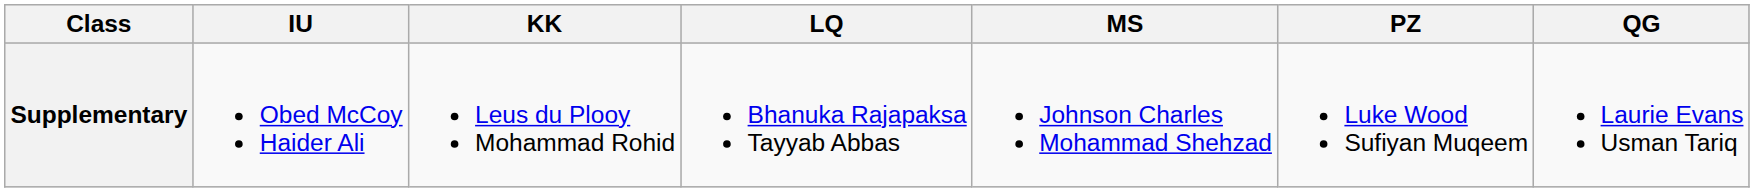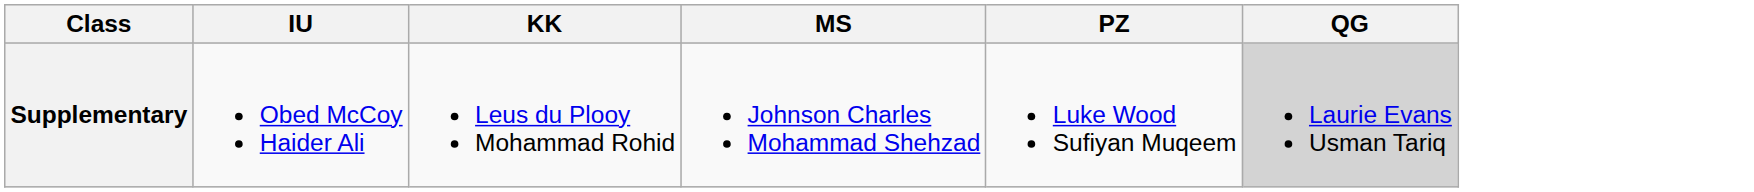- column: (827, 23)
(1641, 129) no background -> (1350, 129) lightgrey background
